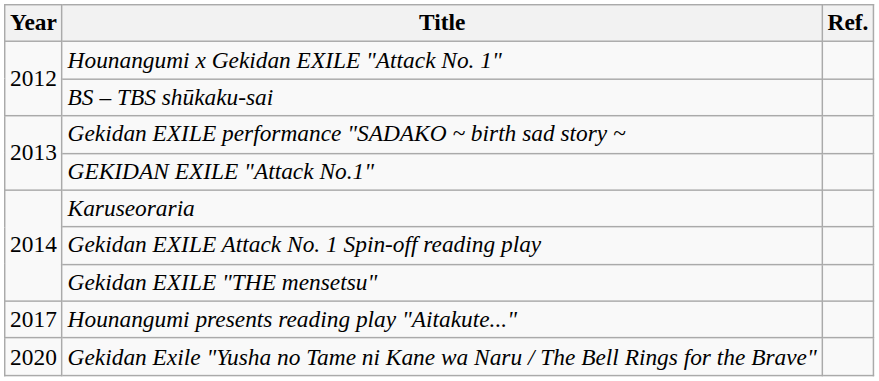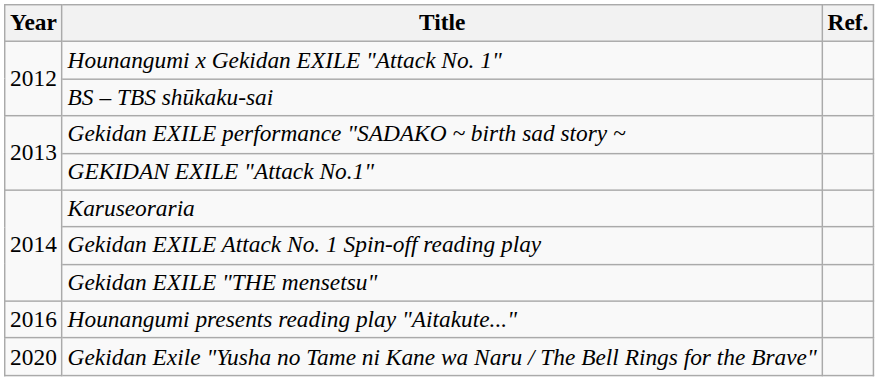(33, 319) 2017 -> (33, 319) 2016
